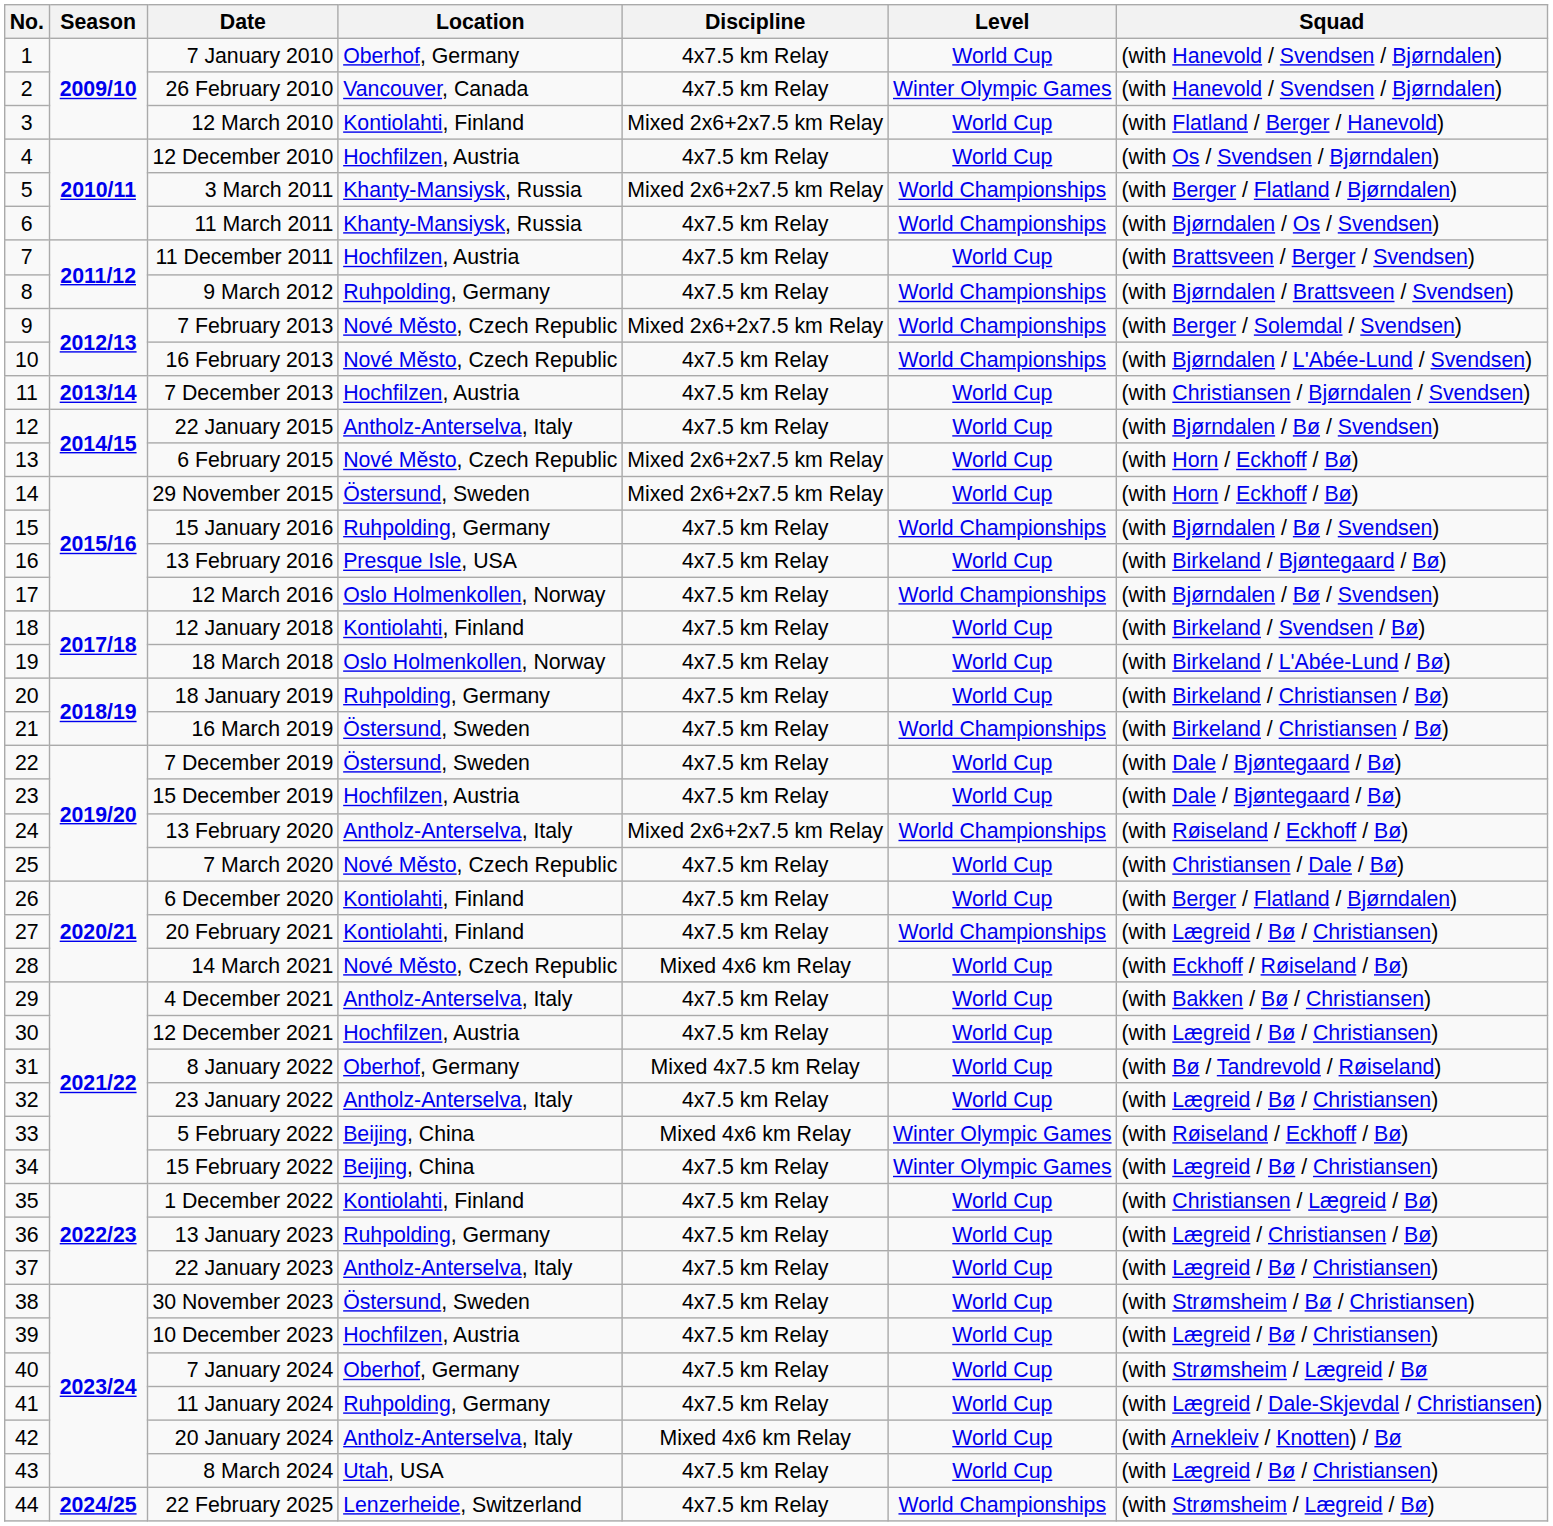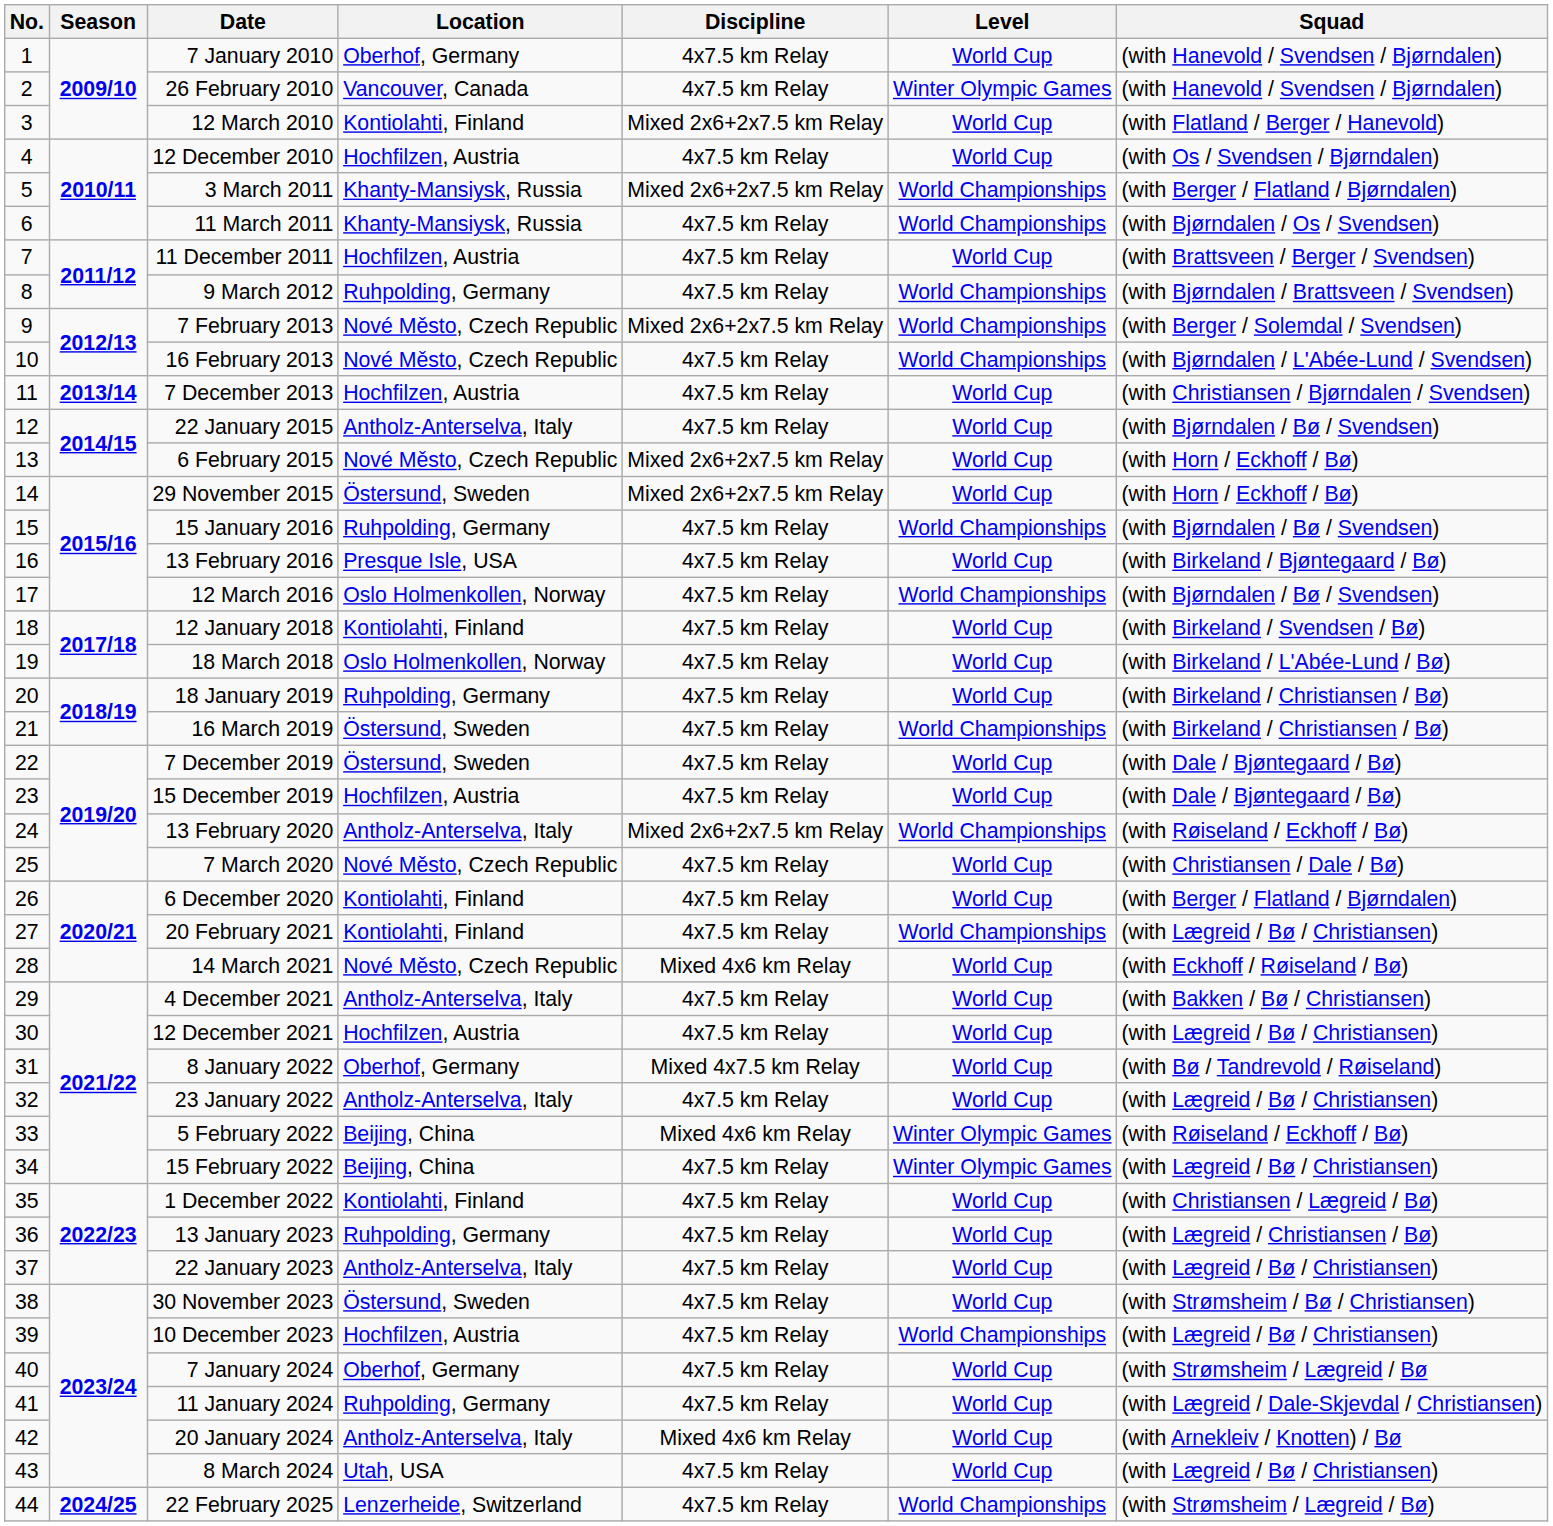(1002, 1336) World Cup -> (1002, 1336) World Championships
